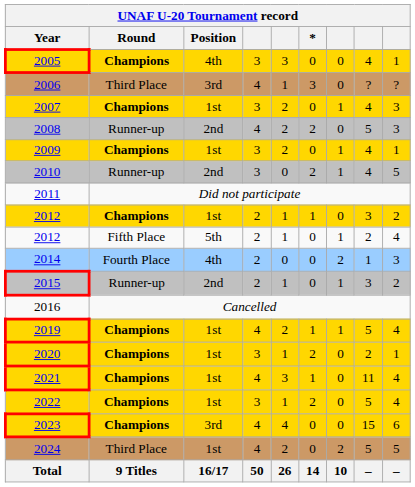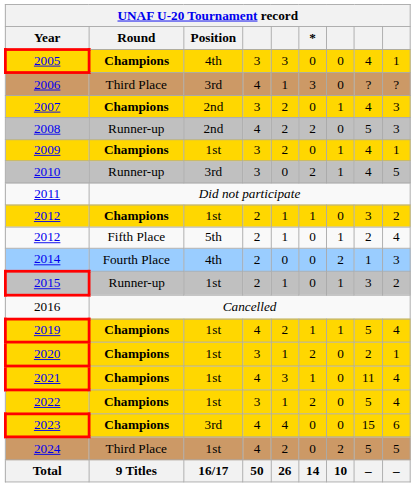(213, 106) 1st -> (213, 106) 2nd
(213, 172) 2nd -> (213, 172) 3rd
(213, 283) 2nd -> (213, 283) 1st
